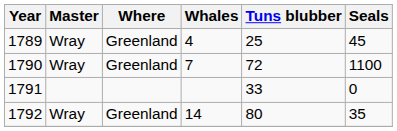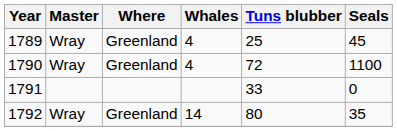(189, 65) 7 -> (189, 65) 4
